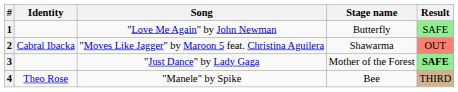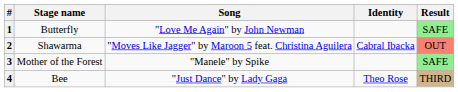columns swapped: (372, 12) <-> (46, 12)
(202, 62) "Just Dance" by Lady Gaga -> (230, 62) "Manele" by Spike
(435, 62) bold -> (435, 62) normal
(202, 78) "Manele" by Spike -> (230, 78) "Just Dance" by Lady Gaga
